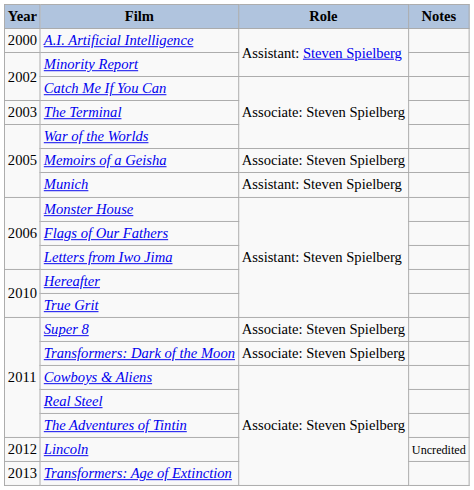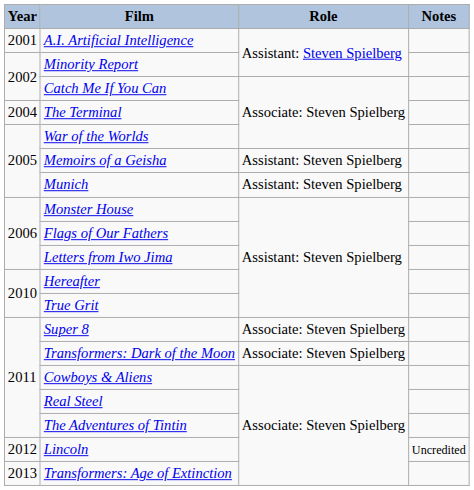(22, 40) 2000 -> (22, 40) 2001
(22, 112) 2003 -> (22, 112) 2004
(323, 161) Associate: Steven Spielberg -> (322, 161) Assistant: Steven Spielberg
